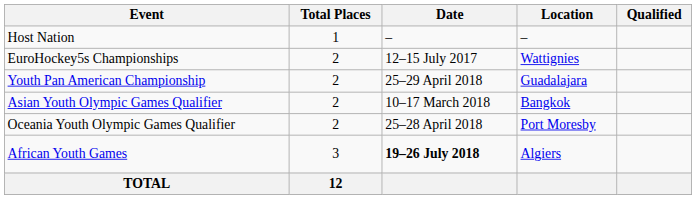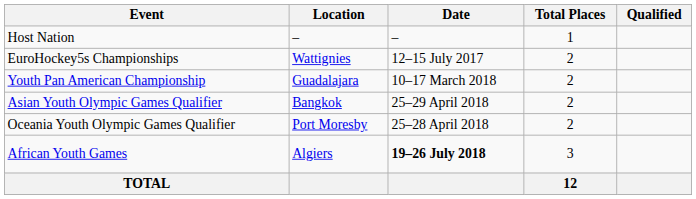columns swapped: (567, 15) <-> (336, 15)
(434, 80) 25–29 April 2018 -> (444, 80) 10–17 March 2018
(438, 102) 10–17 March 2018 -> (440, 102) 25–29 April 2018
